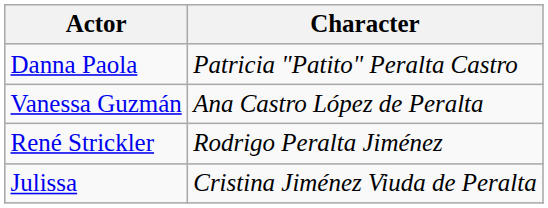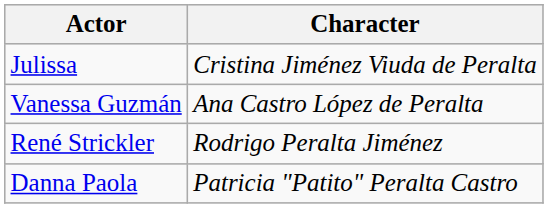rows swapped: (74, 63) <-> (44, 182)
